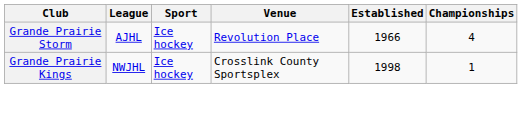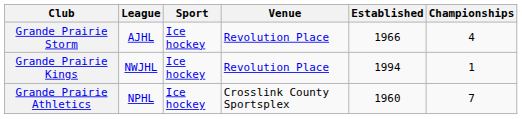(267, 68) Crosslink County Sportsplex -> (276, 68) Revolution Place
(387, 68) 1998 -> (387, 68) 1994
+ row: (62, 98)
